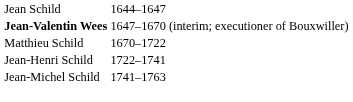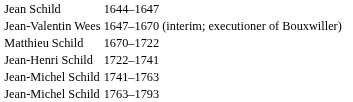(56, 26) bold -> (52, 26) normal
+ row: (131, 94)
